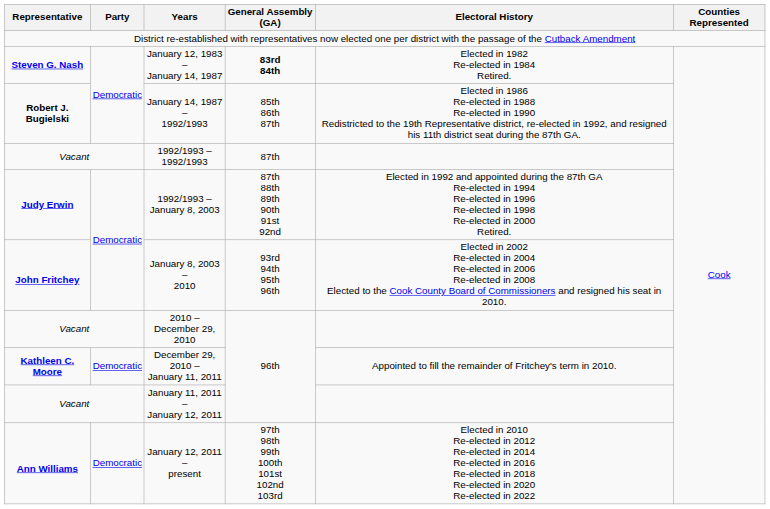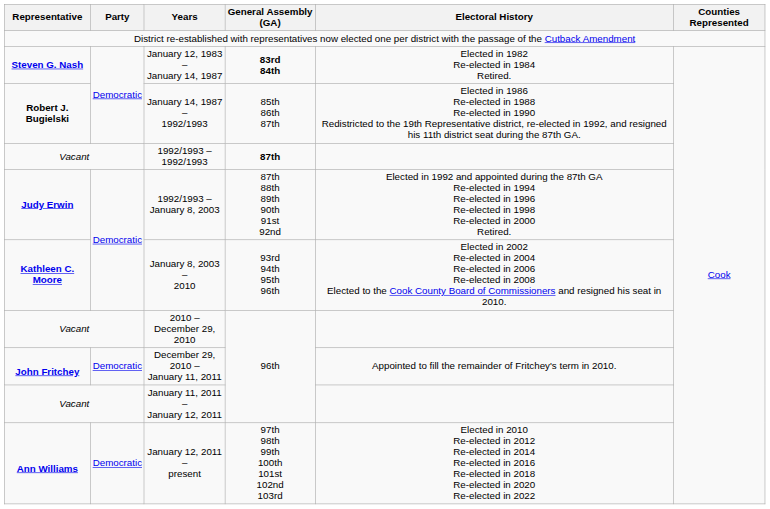(270, 156) normal -> (270, 156) bold
(47, 280) John Fritchey -> (47, 275) Kathleen C. Moore
(47, 366) Kathleen C. Moore -> (47, 372) John Fritchey
